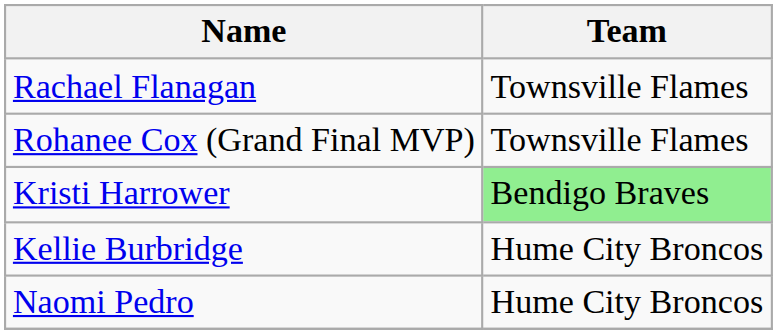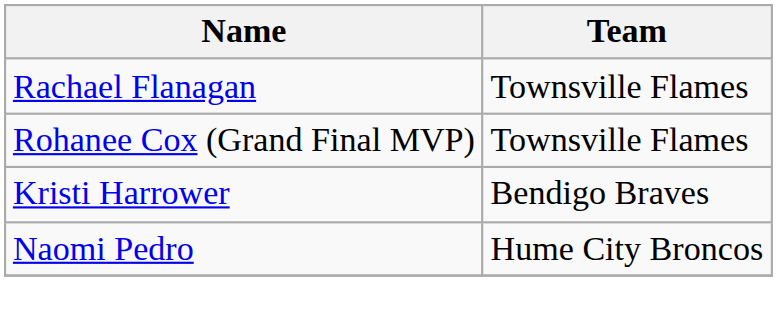(600, 193) lightgreen background -> (600, 193) no background
- row: (128, 247)
